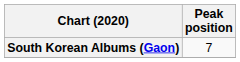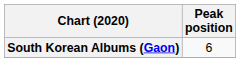(209, 47) 7 -> (209, 47) 6
